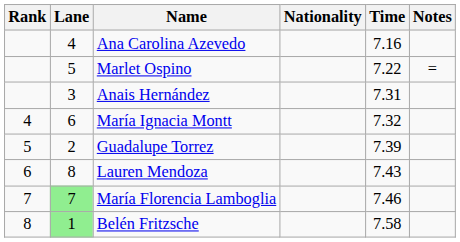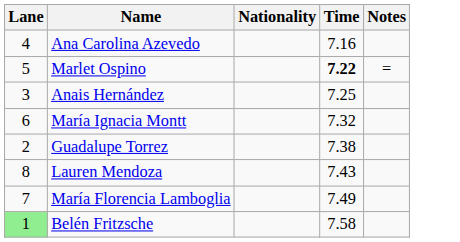- column: (27, 17)
(387, 69) normal -> (342, 69) bold
(387, 95) 7.31 -> (342, 95) 7.25
(387, 146) 7.39 -> (342, 146) 7.38
(72, 198) lightgreen background -> (26, 198) no background
(387, 198) 7.46 -> (342, 198) 7.49
